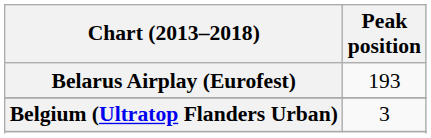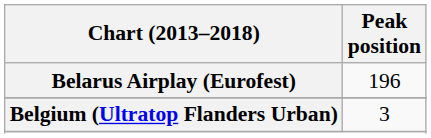(384, 80) 193 -> (384, 80) 196
